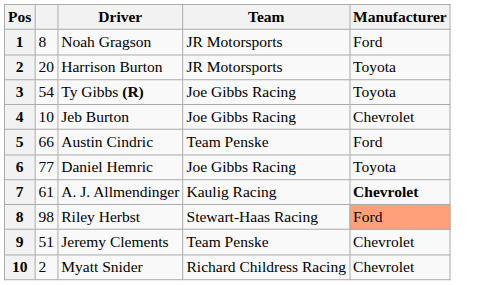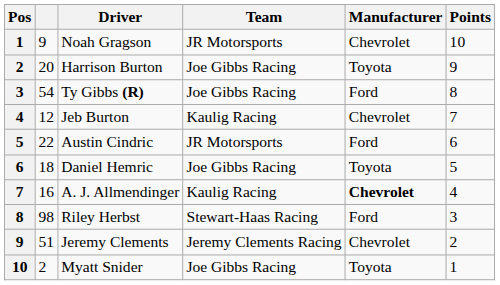+ column: (470, 16)
(42, 41) 8 -> (42, 41) 9
(368, 41) Ford -> (379, 41) Chevrolet
(235, 66) JR Motorsports -> (241, 66) Joe Gibbs Racing
(375, 91) Toyota -> (363, 91) Ford
(46, 116) 10 -> (46, 116) 12
(241, 116) Joe Gibbs Racing -> (232, 116) Kaulig Racing
(46, 141) 66 -> (46, 141) 22
(228, 141) Team Penske -> (235, 141) JR Motorsports
(46, 166) 77 -> (46, 166) 18
(46, 191) 61 -> (46, 191) 16
(368, 216) lightsalmon background -> (363, 216) no background
(228, 241) Team Penske -> (264, 241) Jeremy Clements Racing
(266, 266) Richard Childress Racing -> (241, 266) Joe Gibbs Racing
(384, 266) Chevrolet -> (370, 266) Toyota
